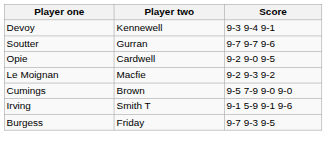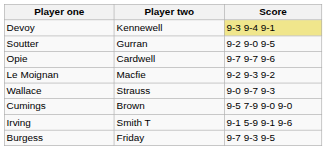(251, 28) no background -> (251, 28) khaki background
(251, 43) 9-7 9-7 9-6 -> (251, 43) 9-2 9-0 9-5
(251, 59) 9-2 9-0 9-5 -> (251, 59) 9-7 9-7 9-6
+ row: (24, 91)
